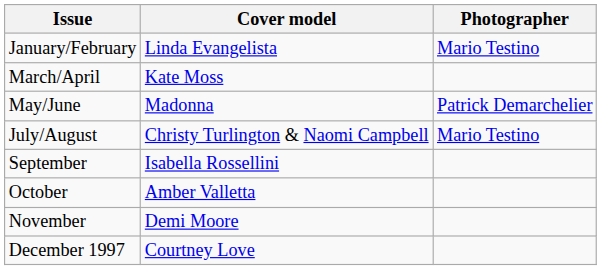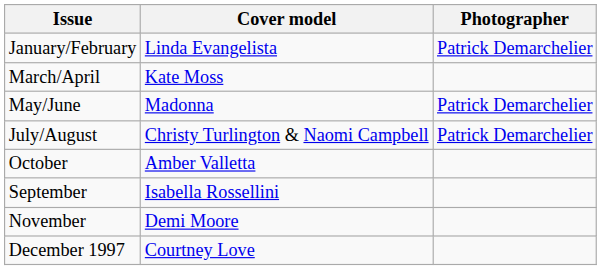(488, 47) Mario Testino -> (515, 47) Patrick Demarchelier
(488, 134) Mario Testino -> (515, 134) Patrick Demarchelier
rows swapped: (48, 163) <-> (38, 192)
